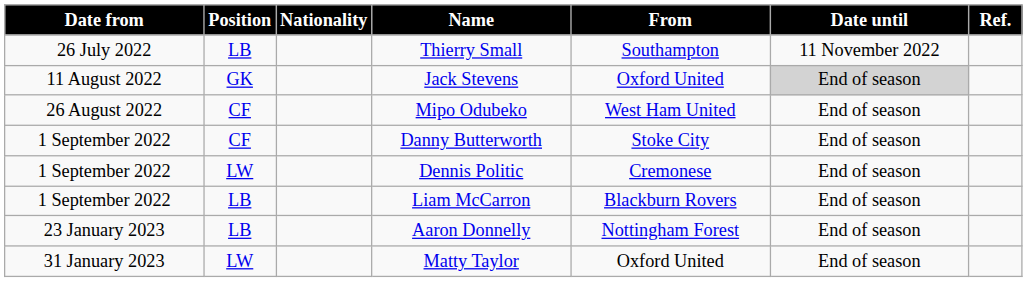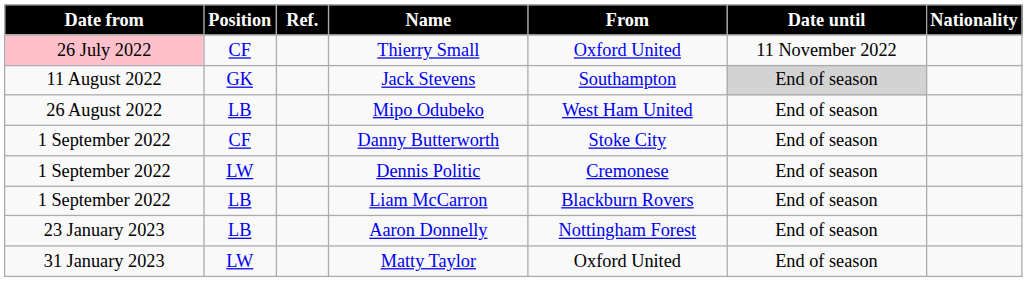columns swapped: (324, 19) <-> (995, 19)
(104, 50) no background -> (104, 50) pink background
(240, 50) LB -> (240, 50) CF
(670, 50) Southampton -> (627, 50) Oxford United
(670, 80) Oxford United -> (627, 80) Southampton
(240, 110) CF -> (240, 110) LB
